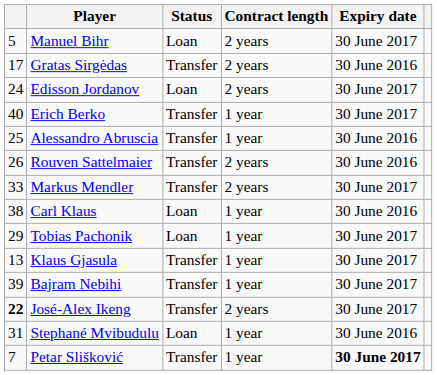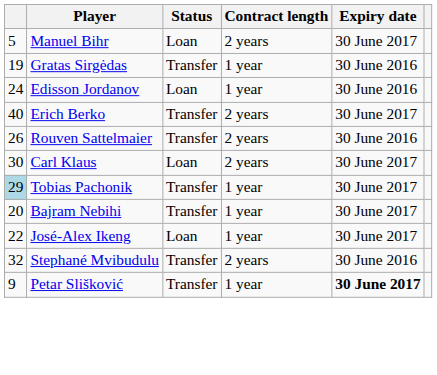(16, 65) 17 -> (16, 65) 19
(246, 65) 2 years -> (243, 65) 1 year
(246, 89) 2 years -> (243, 89) 1 year
(376, 89) 30 June 2017 -> (376, 89) 30 June 2016
(243, 114) 1 year -> (246, 114) 2 years
- row: (94, 138)
- row: (82, 187)
(16, 211) 38 -> (16, 162) 30
(243, 211) 1 year -> (246, 162) 2 years
(376, 211) 30 June 2016 -> (376, 162) 30 June 2017
(16, 235) no background -> (16, 187) lightblue background
(182, 235) Loan -> (192, 187) Transfer
- row: (74, 260)
(16, 284) 39 -> (16, 211) 20
(16, 308) bold -> (16, 235) normal
(192, 308) Transfer -> (182, 235) Loan
(246, 308) 2 years -> (243, 235) 1 year
(16, 333) 31 -> (16, 260) 32
(182, 333) Loan -> (192, 260) Transfer
(243, 333) 1 year -> (246, 260) 2 years
(12, 357) 7 -> (12, 284) 9
